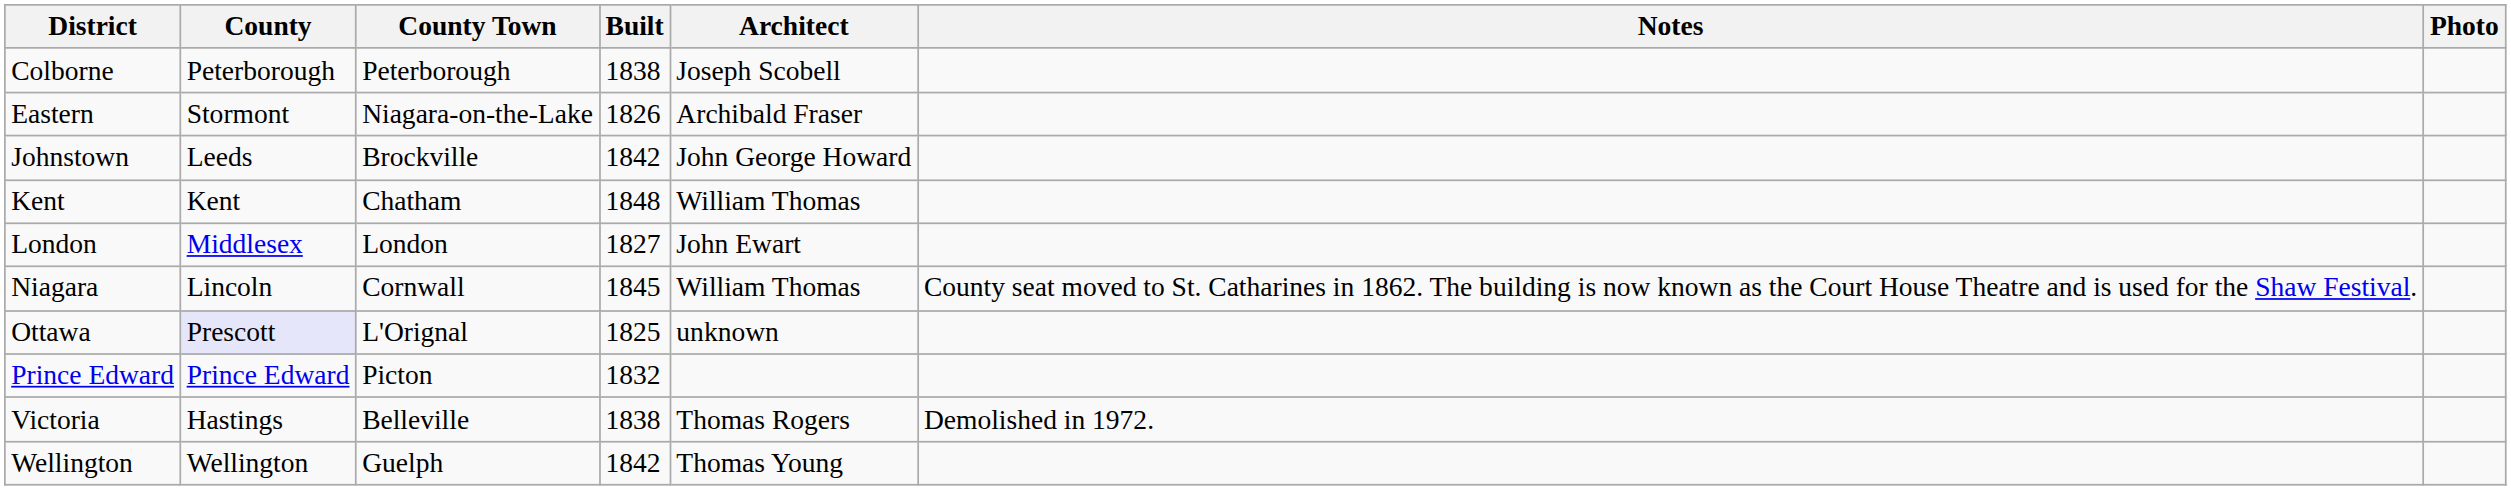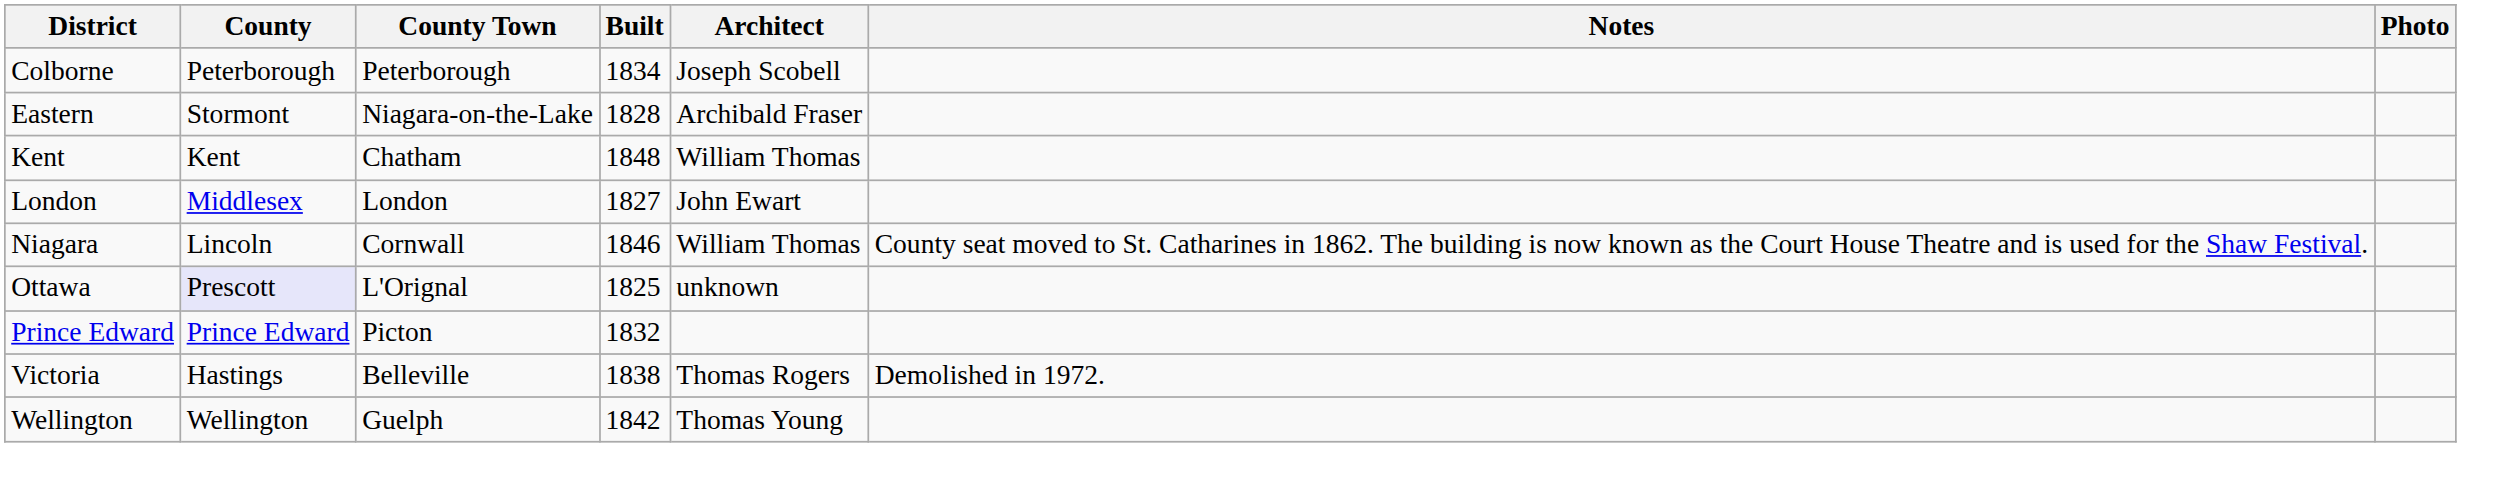(633, 69) 1838 -> (633, 69) 1834
(633, 113) 1826 -> (633, 113) 1828
- row: (70, 157)
(633, 288) 1845 -> (633, 244) 1846
